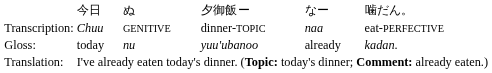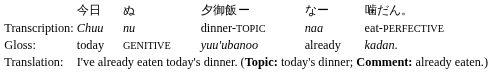(147, 29) GENITIVE -> (129, 28) nu
(129, 45) nu -> (147, 46) GENITIVE
